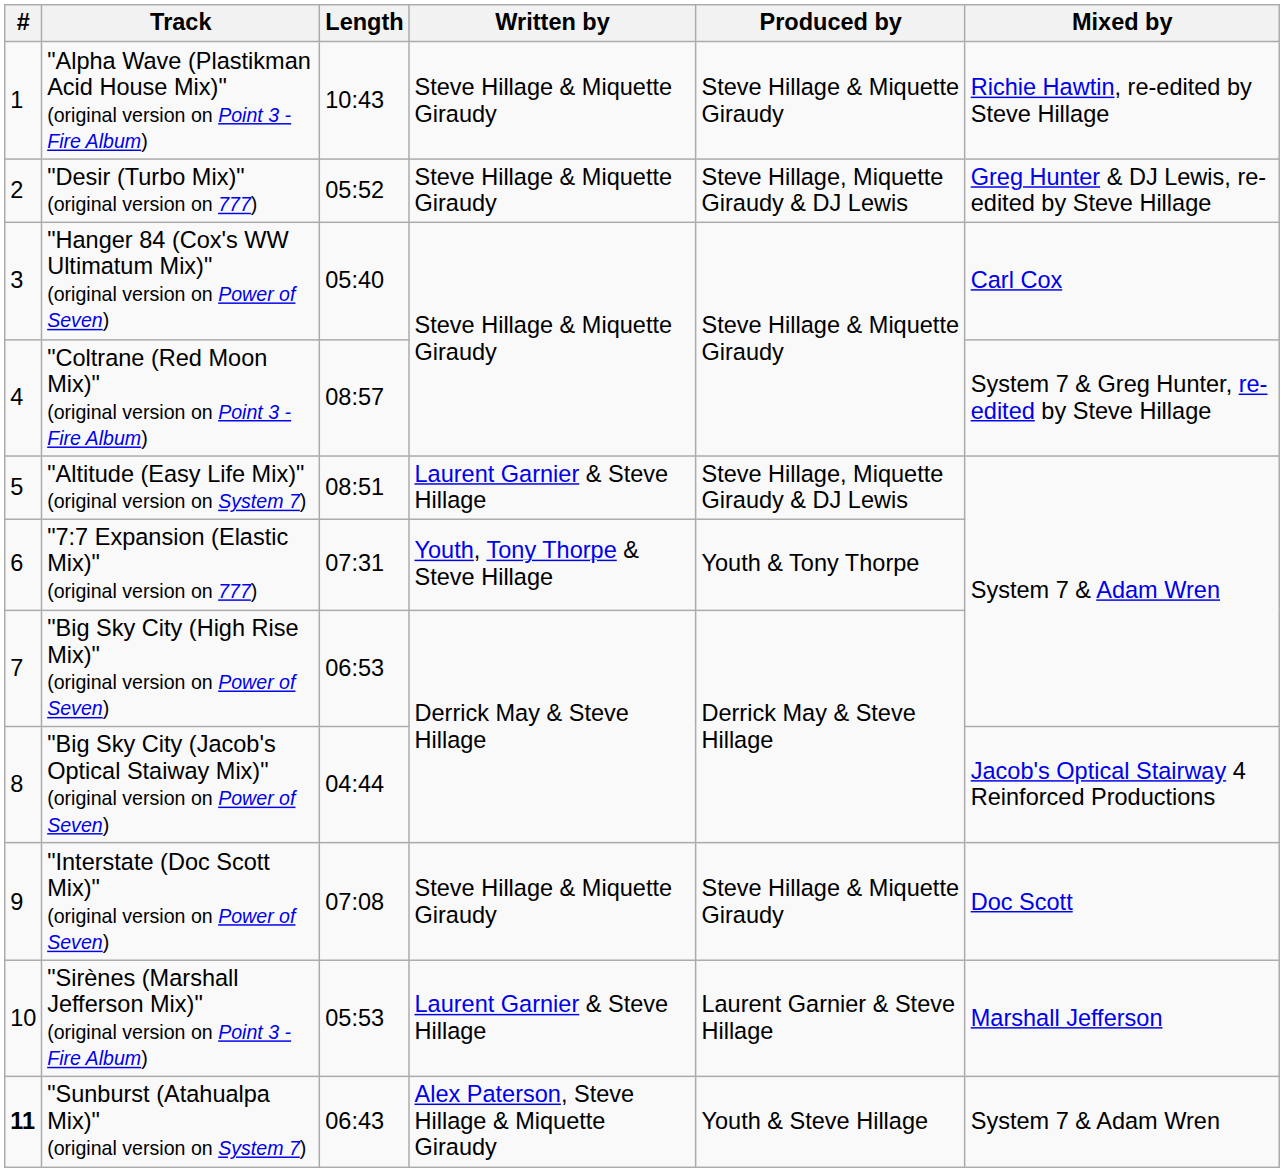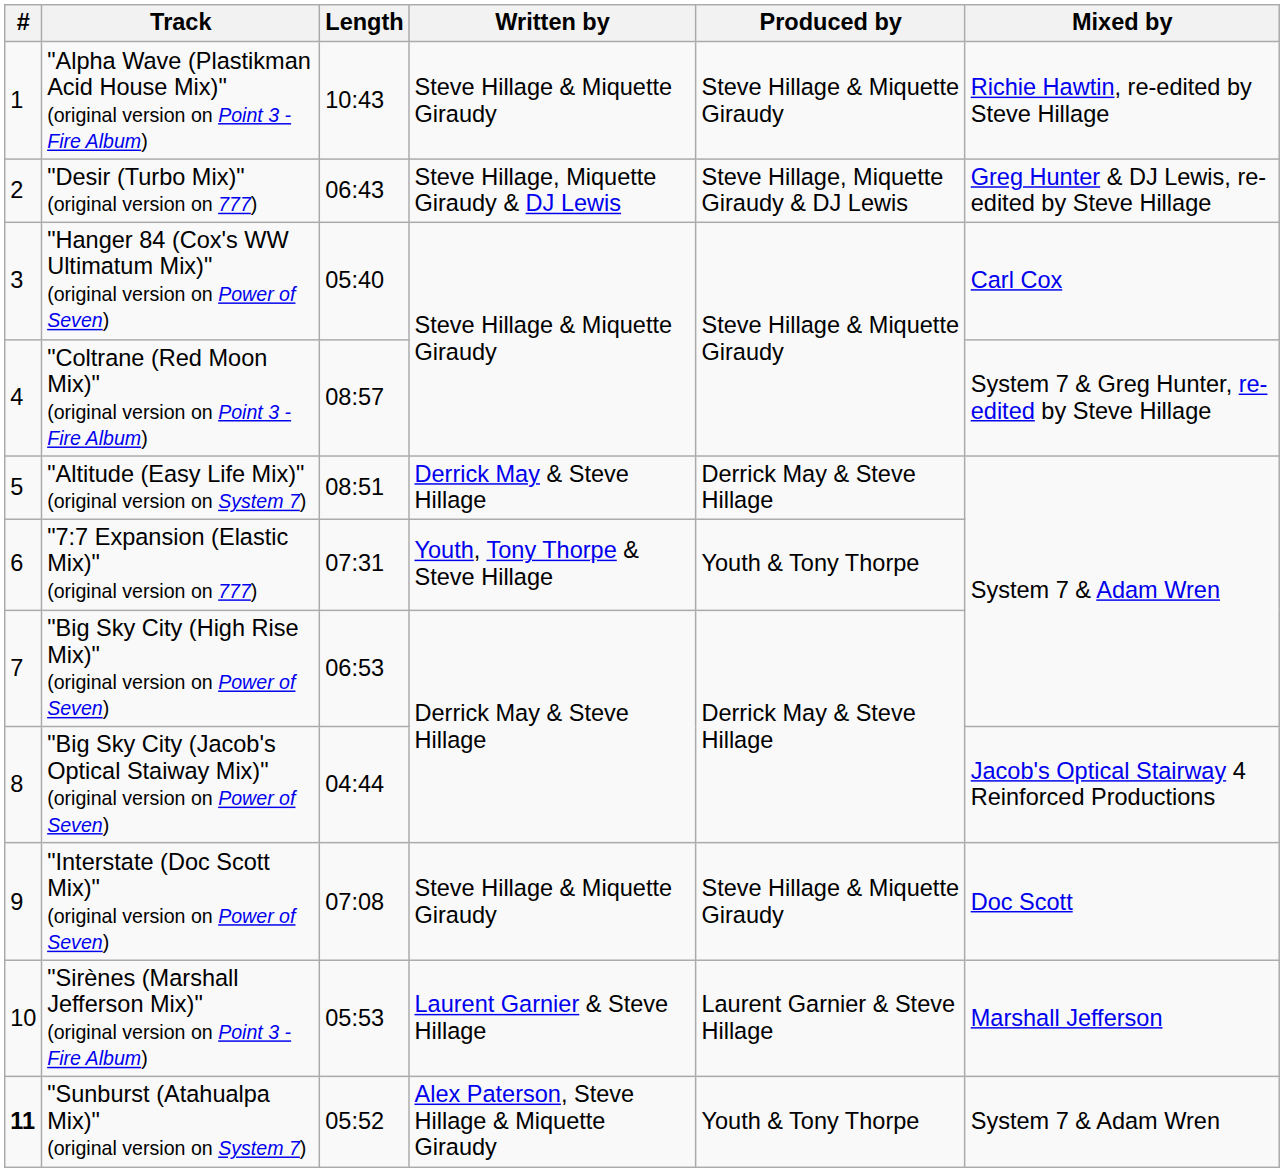(355, 190) 05:52 -> (355, 190) 06:43
(543, 190) Steve Hillage & Miquette Giraudy -> (535, 190) Steve Hillage, Miquette Giraudy & DJ Lewis
(541, 487) Laurent Garnier & Steve Hillage -> (522, 487) Derrick May & Steve Hillage
(822, 487) Steve Hillage, Miquette Giraudy & DJ Lewis -> (809, 487) Derrick May & Steve Hillage
(355, 1121) 06:43 -> (355, 1121) 05:52
(815, 1121) Youth & Steve Hillage -> (810, 1121) Youth & Tony Thorpe
